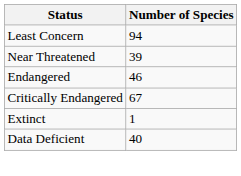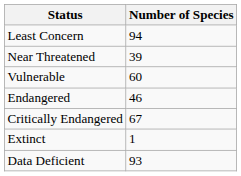+ row: (36, 77)
(136, 139) 40 -> (136, 160) 93
